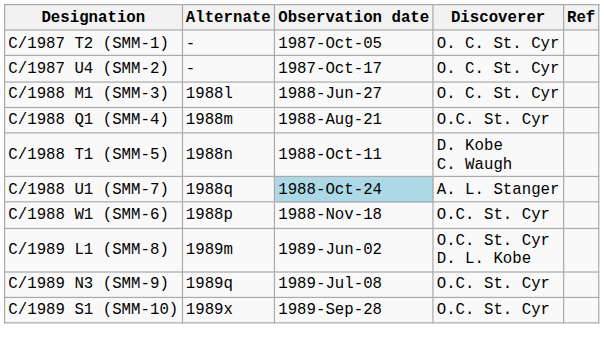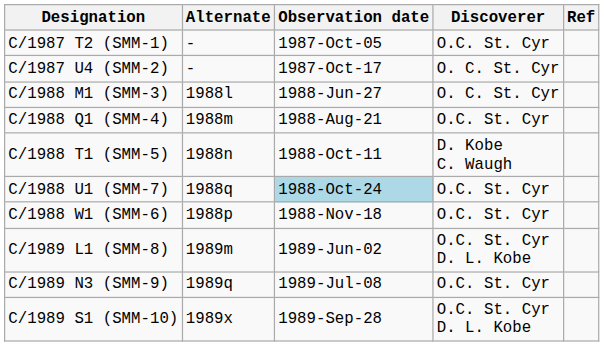(498, 43) O. C. St. Cyr -> (493, 43) O.C. St. Cyr
(498, 189) A. L. Stanger -> (493, 189) O.C. St. Cyr
(493, 310) O.C. St. Cyr -> (493, 319) O.C. St. Cyr D. L. Kobe
